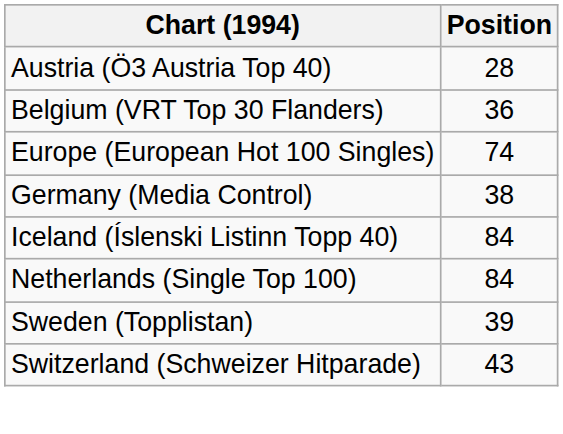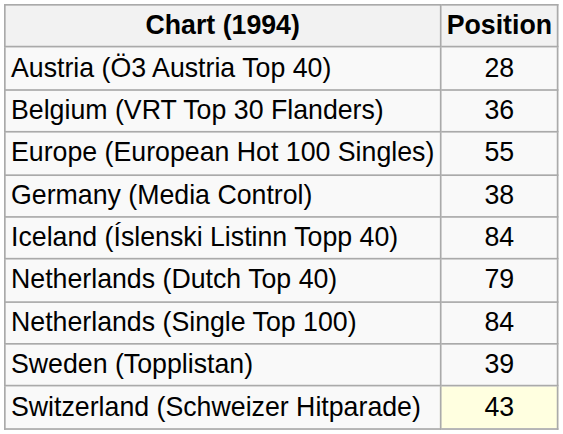(499, 152) 74 -> (499, 152) 55
+ row: (174, 279)
(499, 364) no background -> (499, 407) lightyellow background
